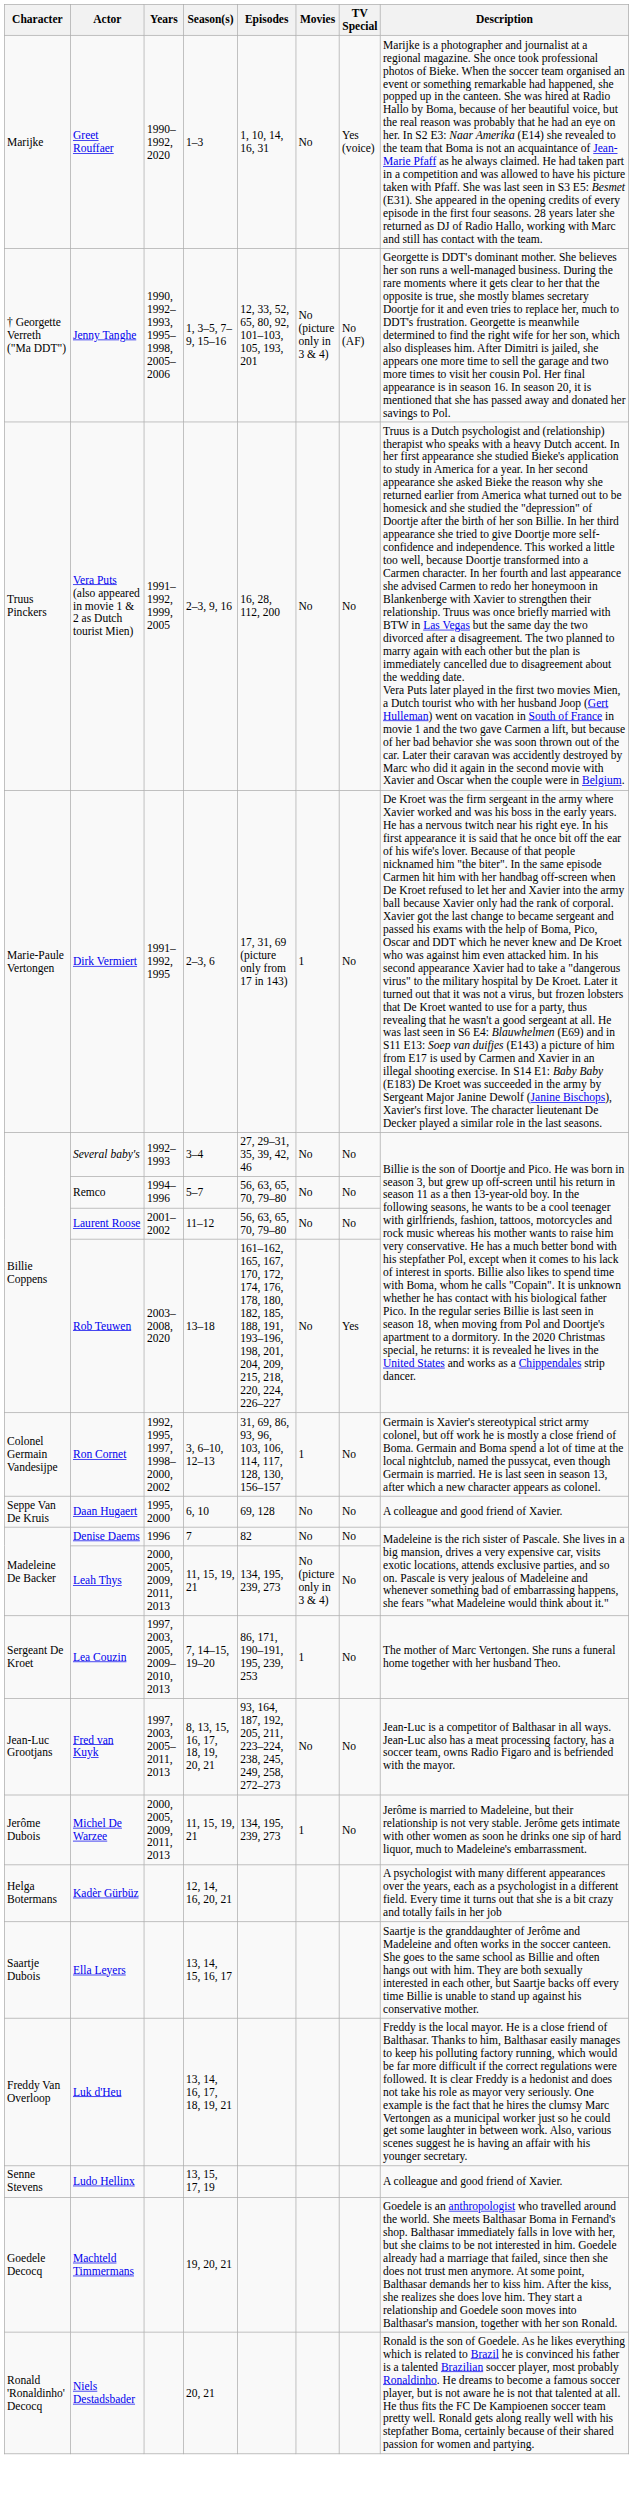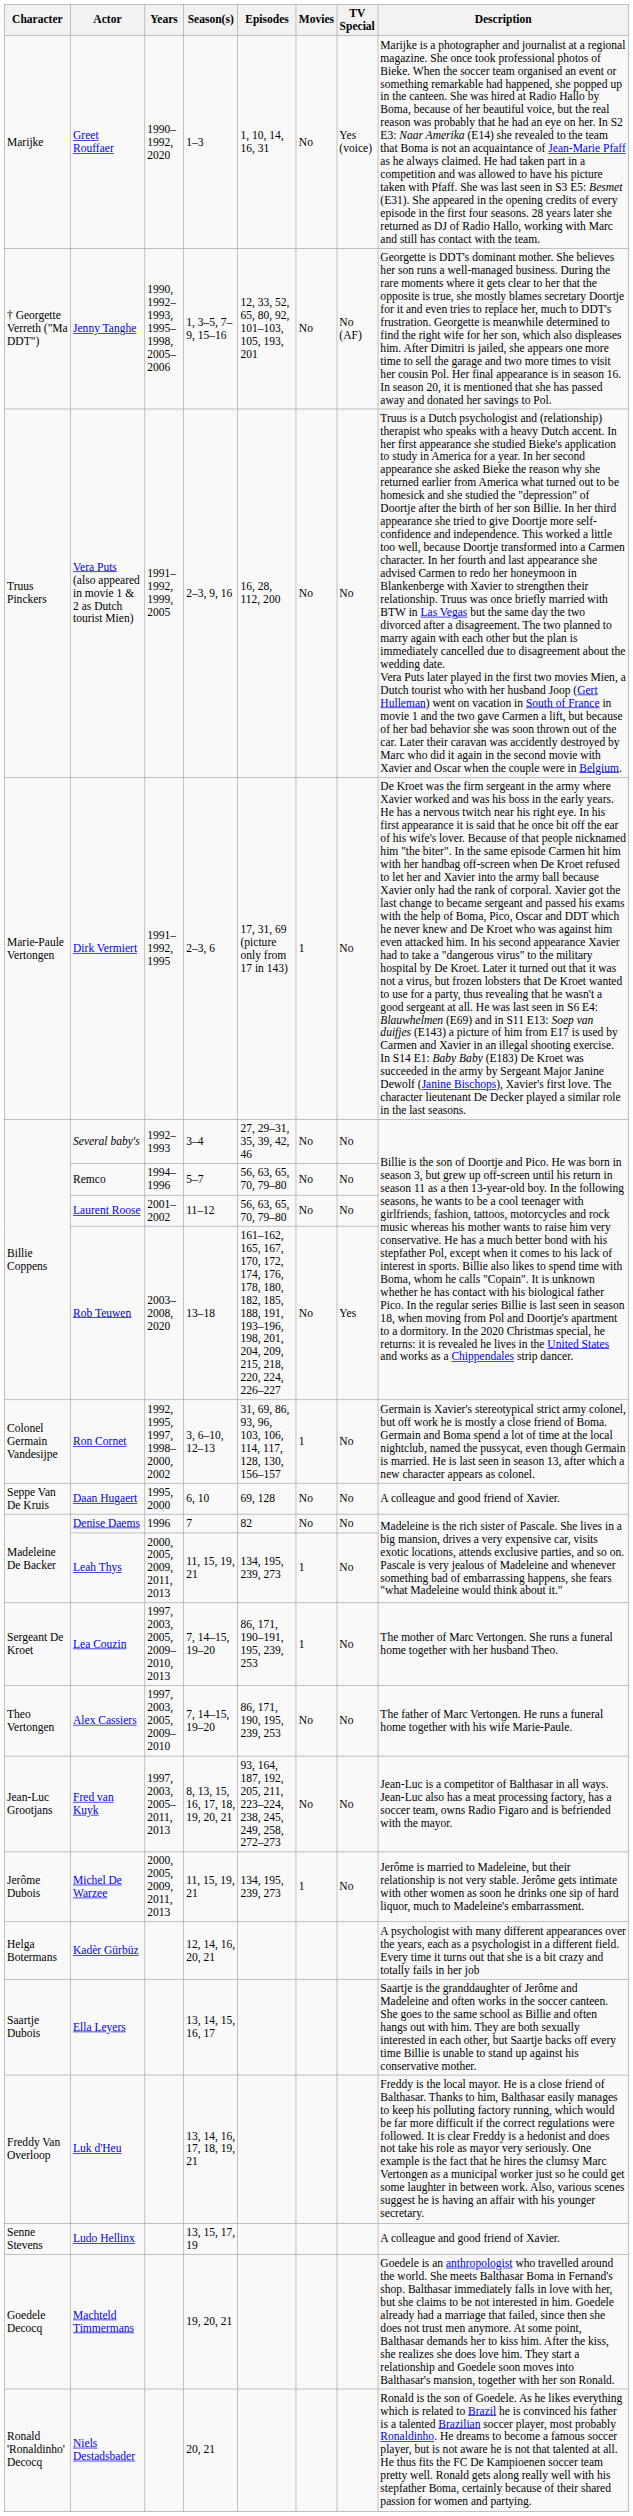(316, 335) No (picture only in 3 & 4) -> (306, 328) No
(316, 1580) No (picture only in 3 & 4) -> (302, 1567) 1
+ row: (105, 1720)
